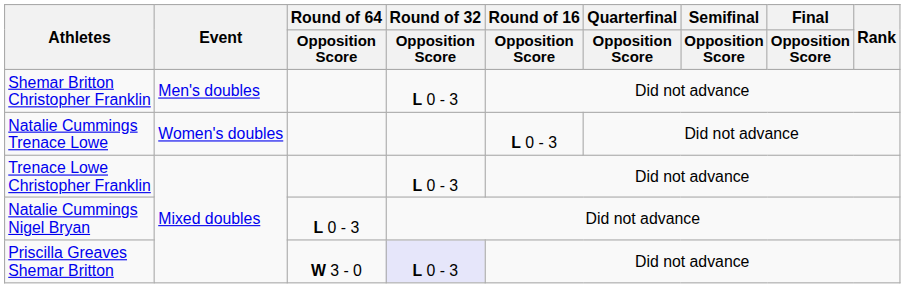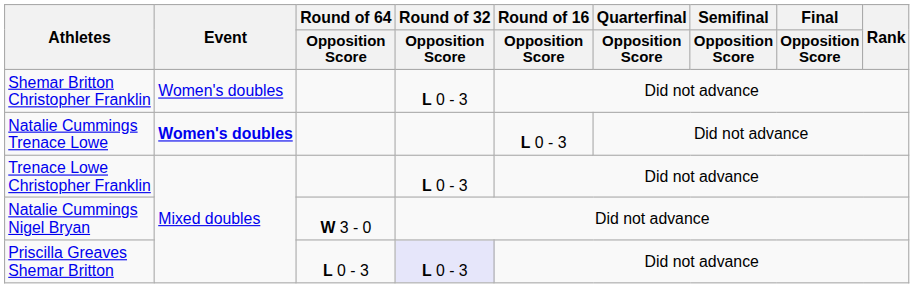(209, 91) Men's doubles -> (221, 91) Women's doubles
(221, 134) normal -> (225, 134) bold
(336, 228) L 0 - 3 -> (346, 228) W 3 - 0
(336, 271) W 3 - 0 -> (346, 271) L 0 - 3
